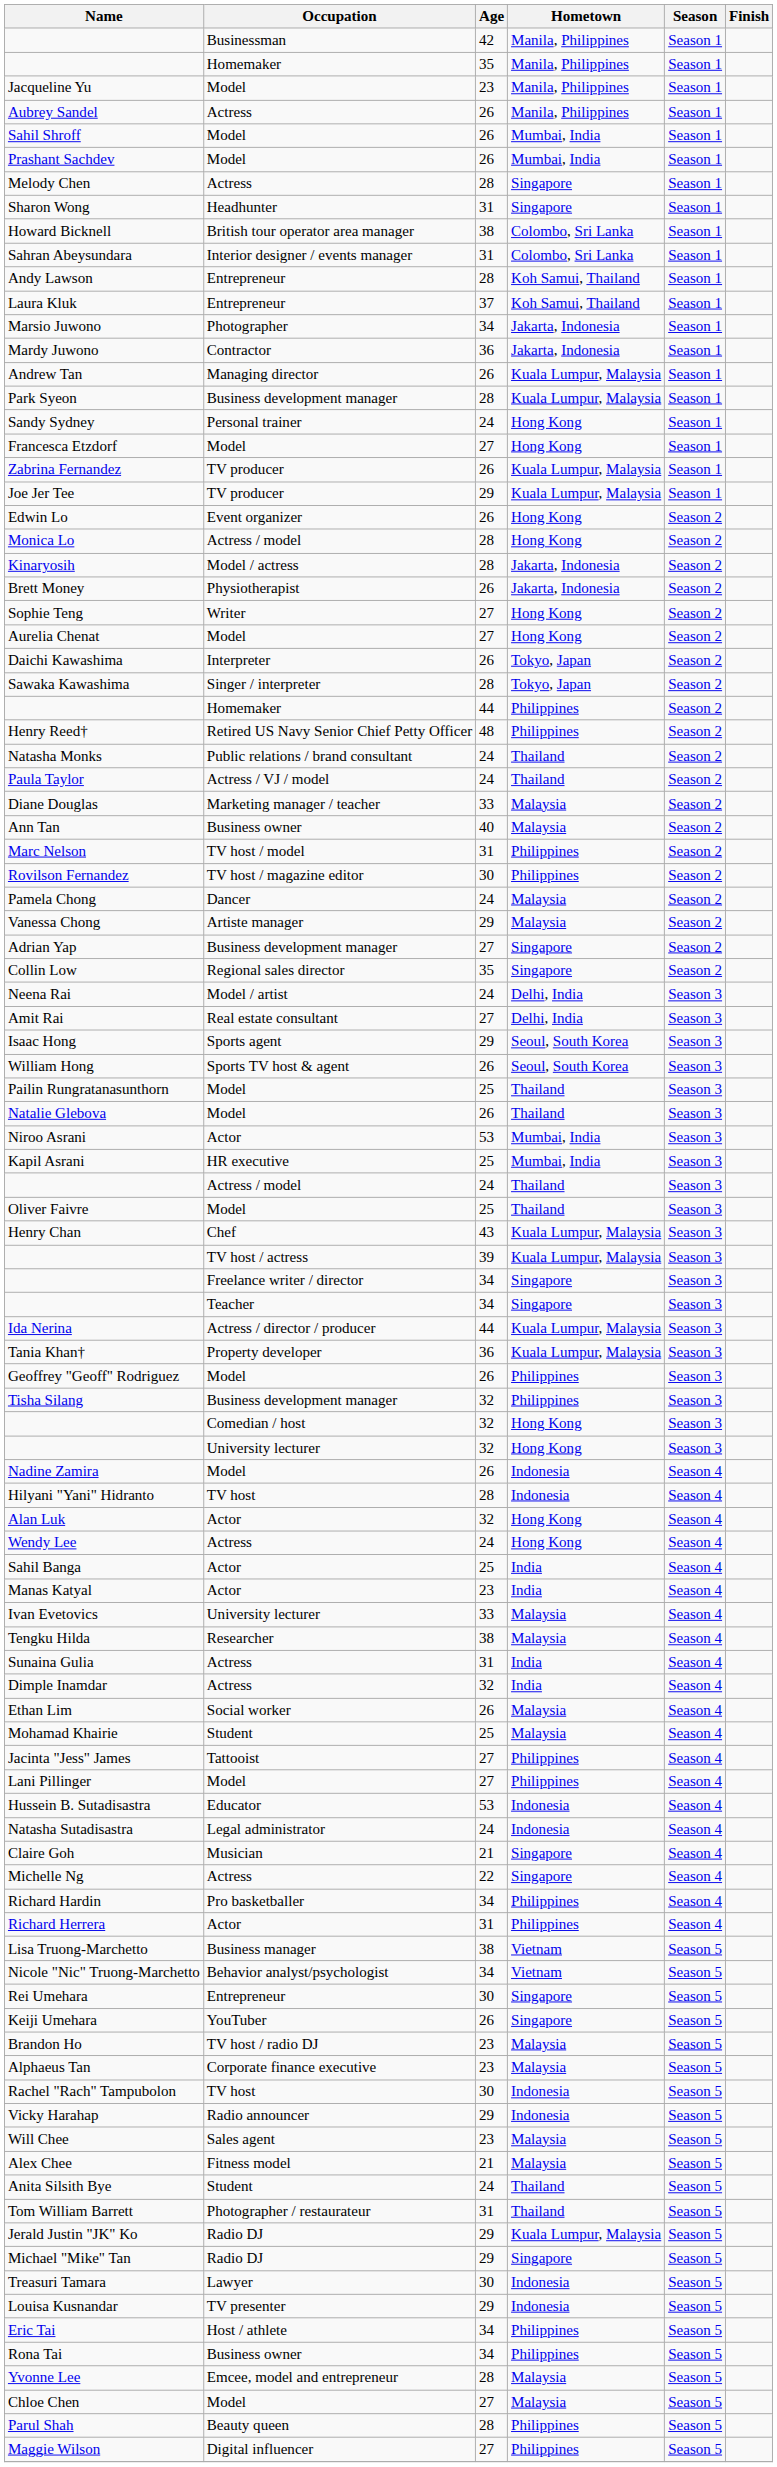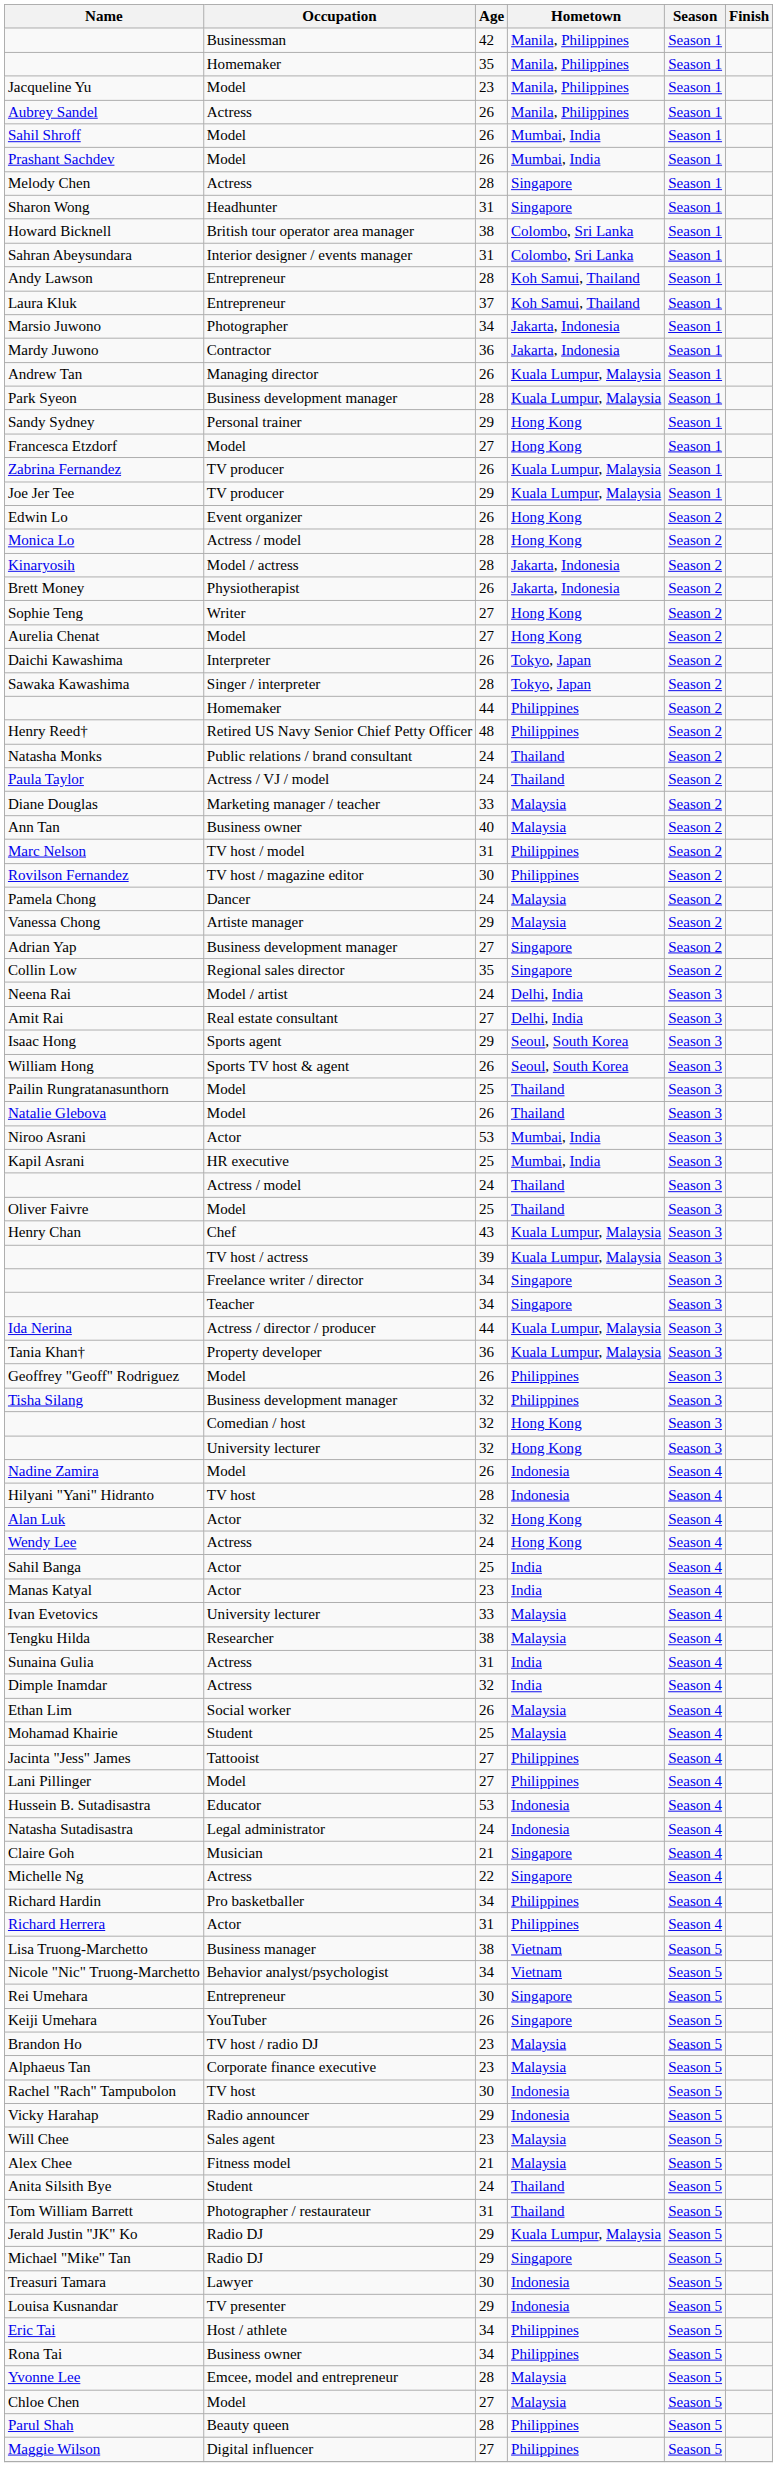(487, 421) 24 -> (487, 421) 29
